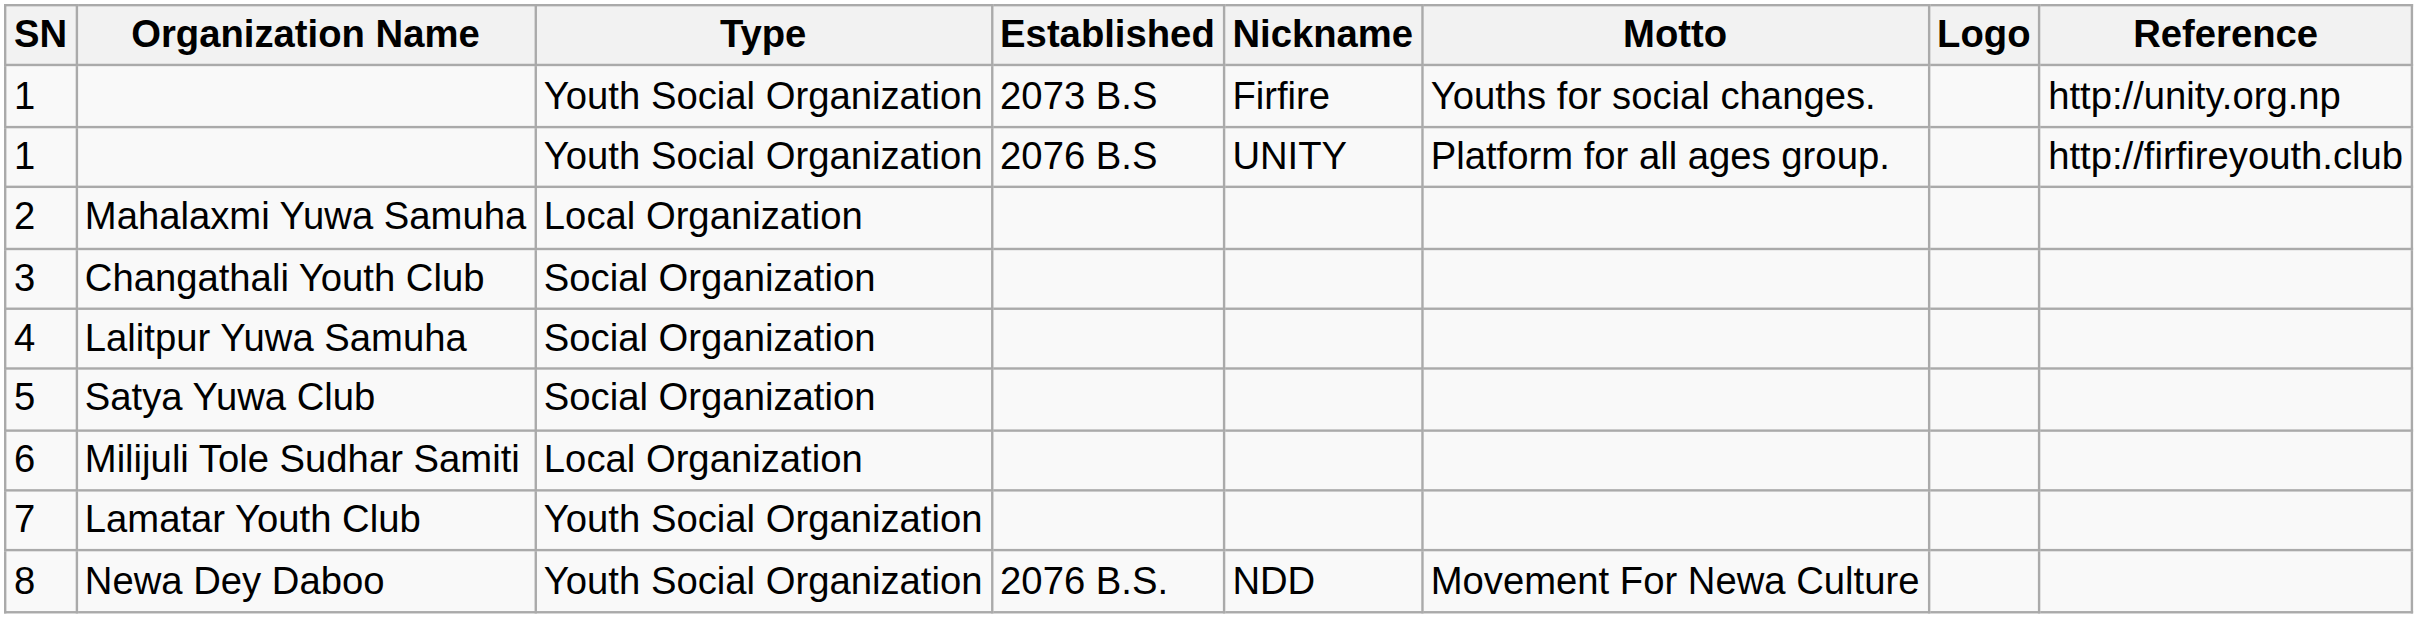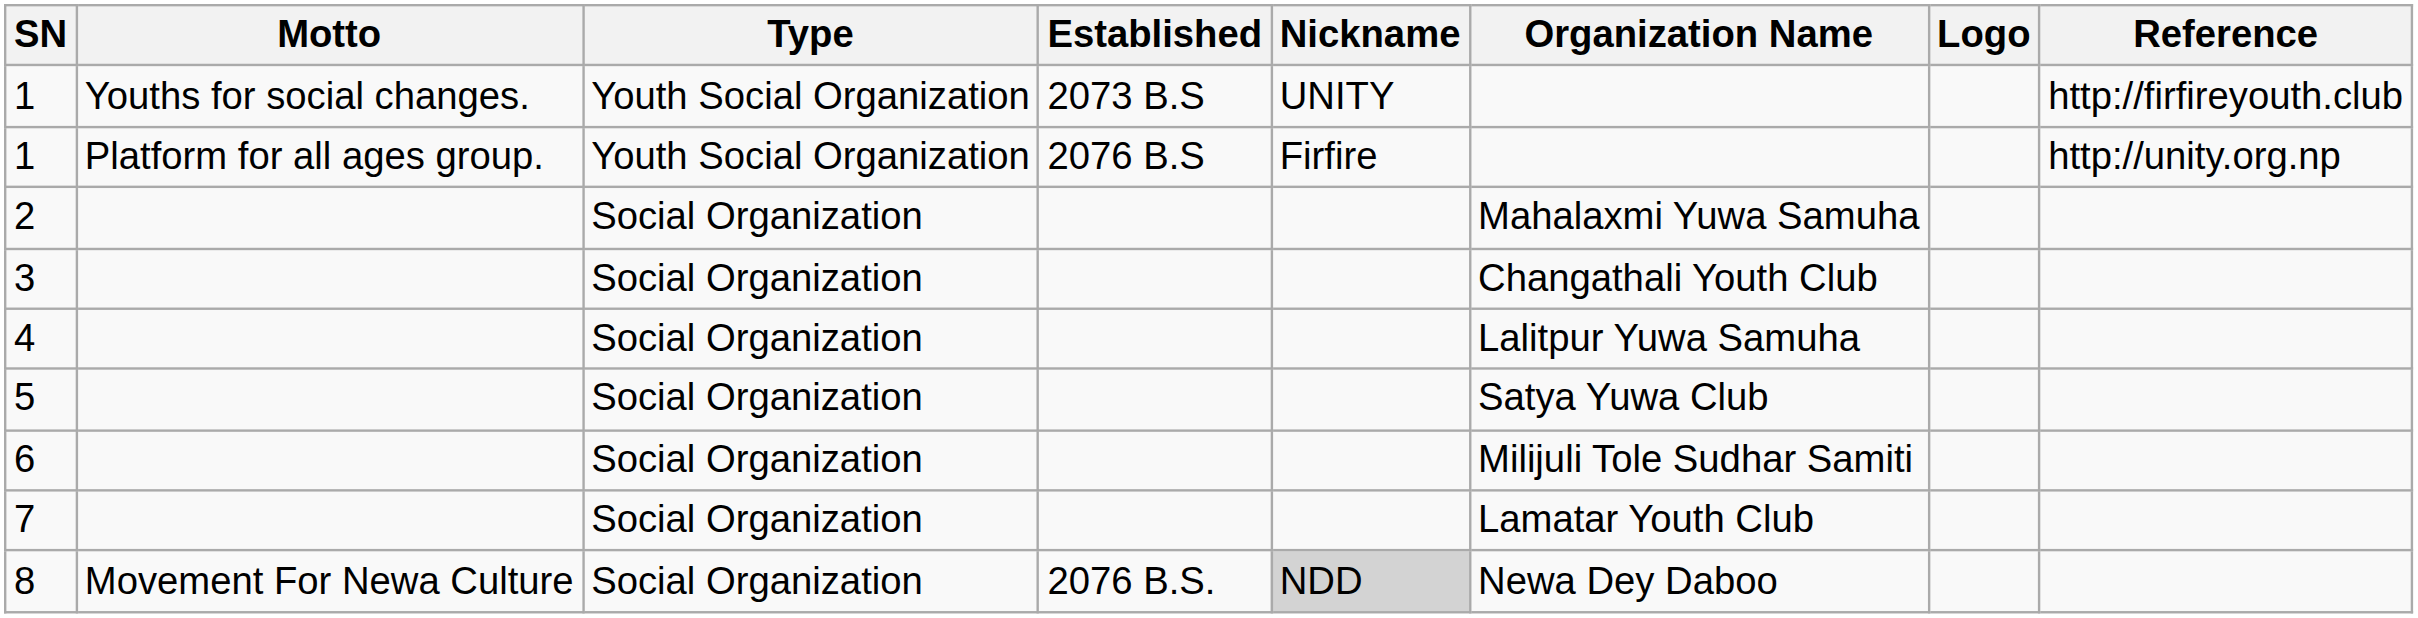columns swapped: (305, 34) <-> (1675, 34)
(1281, 95) Firfire -> (1337, 95) UNITY
(2194, 95) http://unity.org.np -> (2226, 95) http://firfireyouth.club
(1290, 156) UNITY -> (1329, 156) Firfire
(2226, 156) http://firfireyouth.club -> (2194, 156) http://unity.org.np
(703, 216) Local Organization -> (757, 216) Social Organization
(703, 459) Local Organization -> (757, 459) Social Organization
(763, 519) Youth Social Organization -> (757, 519) Social Organization
(763, 580) Youth Social Organization -> (757, 580) Social Organization
(1274, 580) no background -> (1321, 580) lightgrey background
